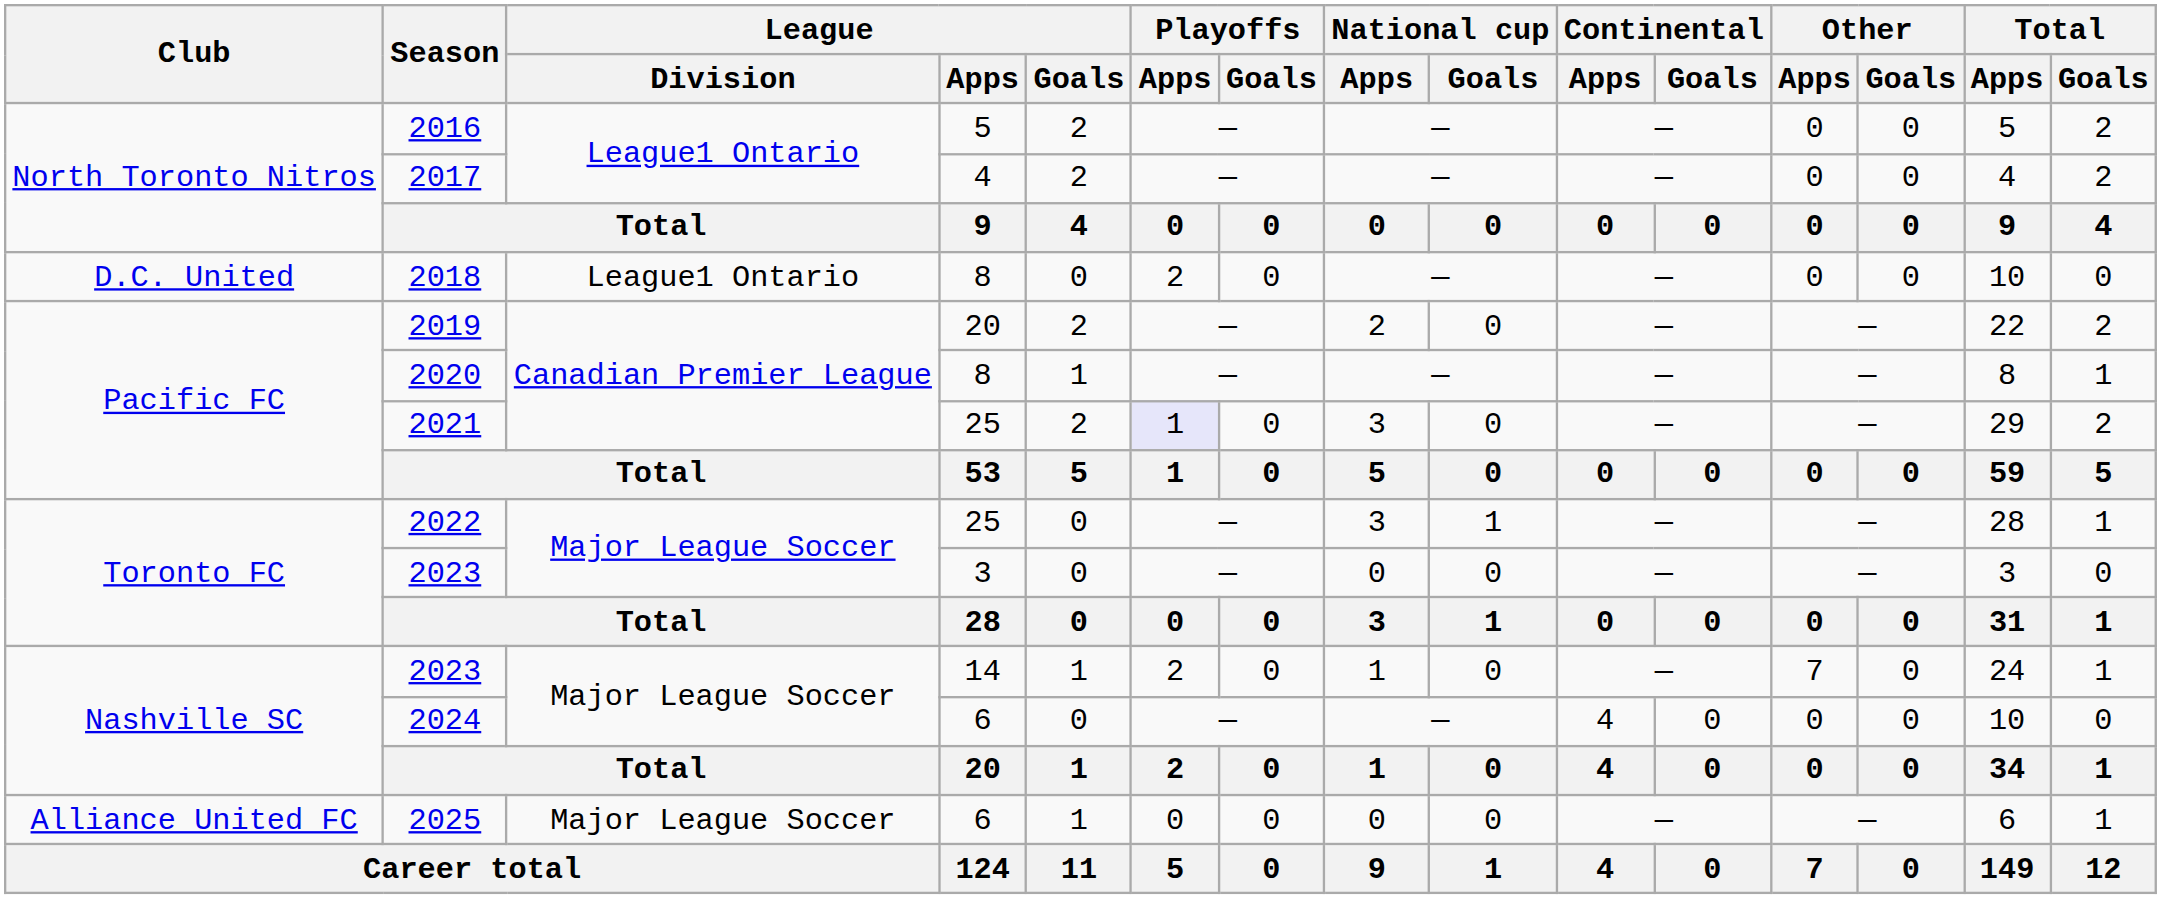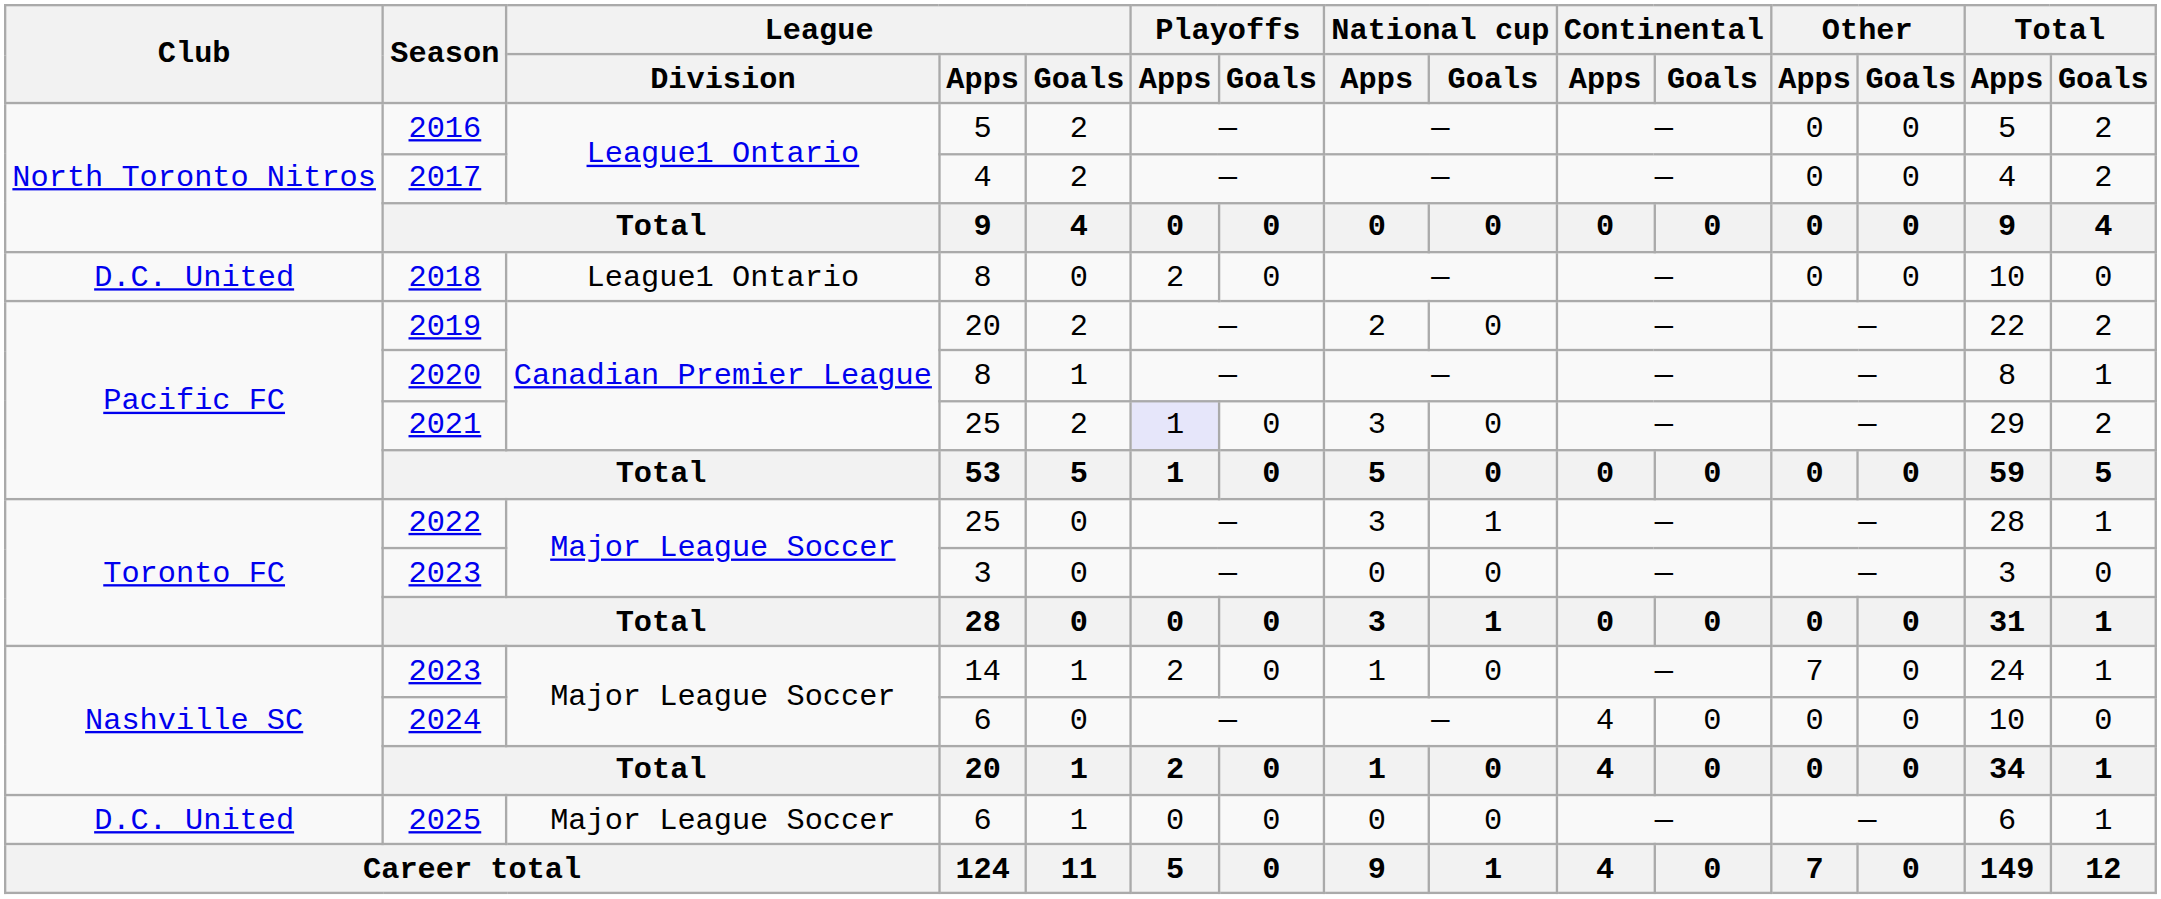(194, 820) Alliance United FC -> (194, 820) D.C. United
